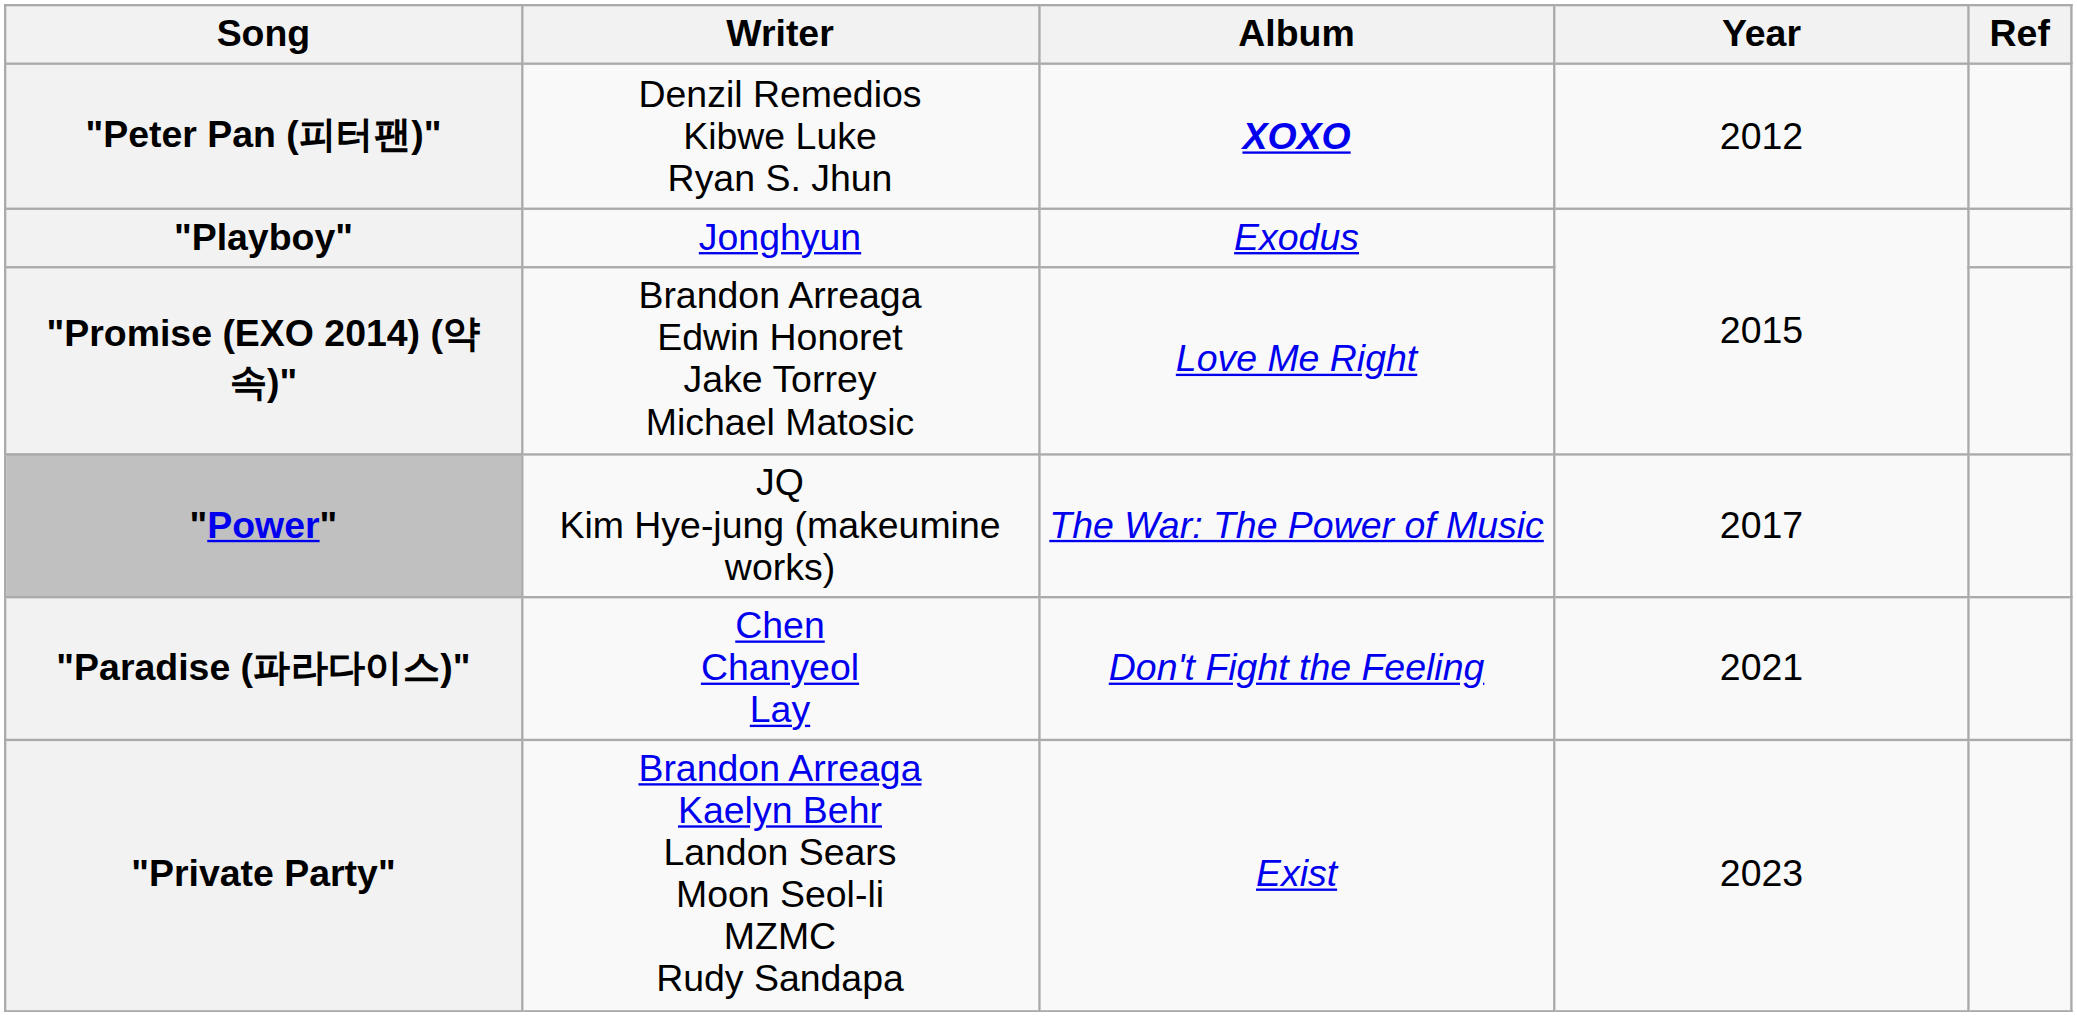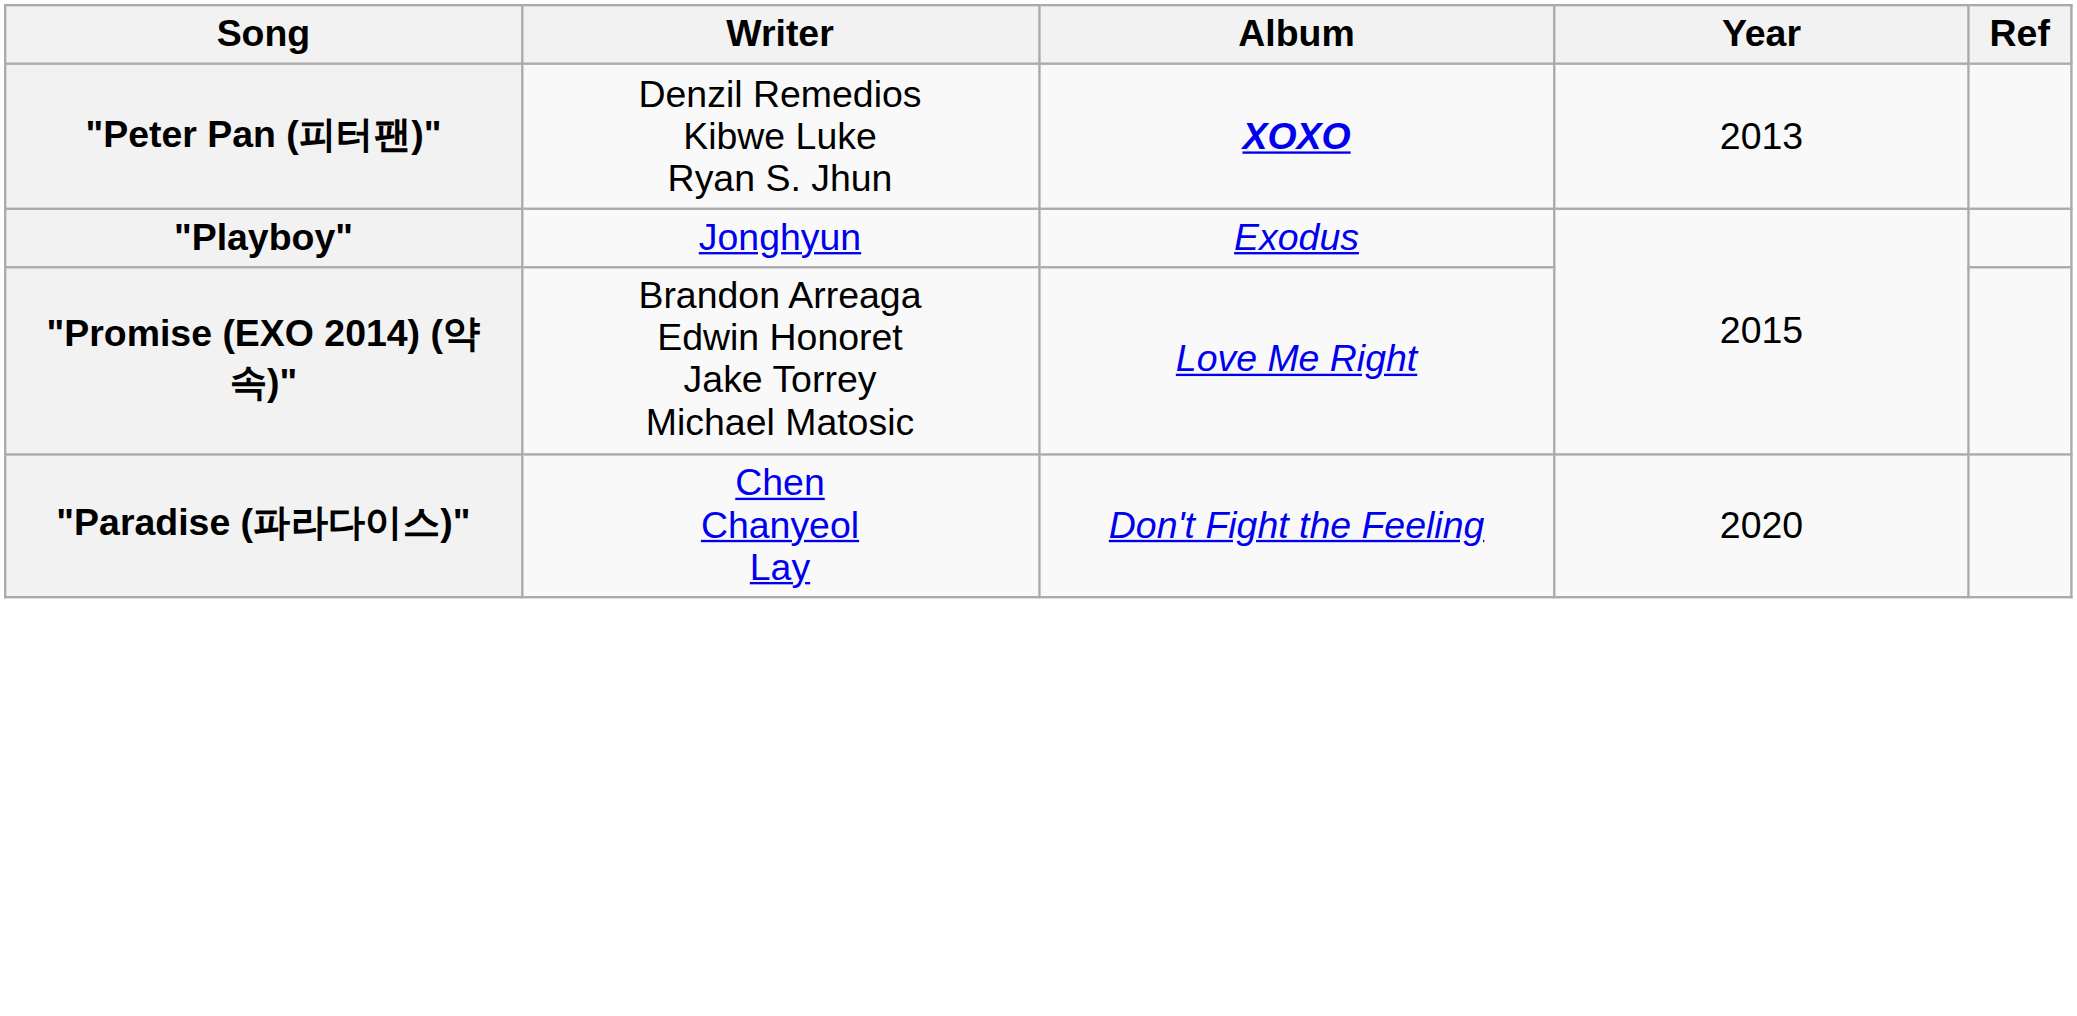(1761, 135) 2012 -> (1761, 135) 2013
- row: (263, 524)
(1761, 668) 2021 -> (1761, 524) 2020
- row: (263, 874)
